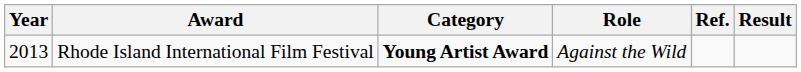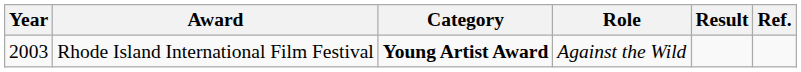columns swapped: (765, 19) <-> (712, 19)
(29, 50) 2013 -> (29, 50) 2003
